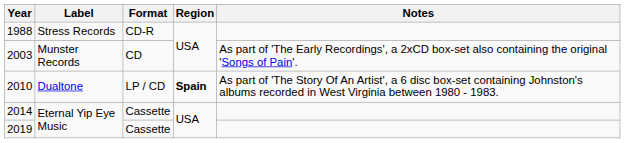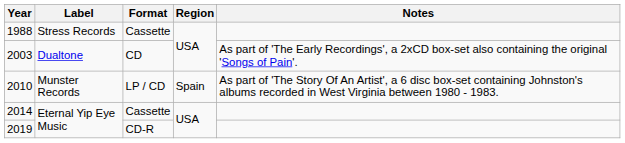(140, 31) CD-R -> (148, 31) Cassette
(59, 55) Munster Records -> (60, 55) Dualtone
(60, 86) Dualtone -> (59, 86) Munster Records
(191, 86) bold -> (190, 86) normal
(148, 129) Cassette -> (140, 129) CD-R
